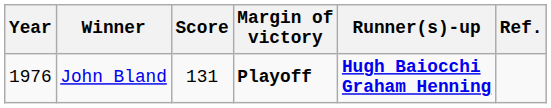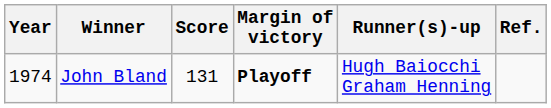(30, 78) 1976 -> (30, 78) 1974
(417, 78) bold -> (417, 78) normal
